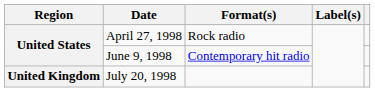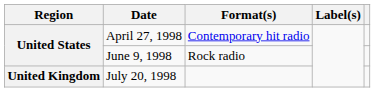(216, 35) Rock radio -> (249, 35) Contemporary hit radio
(249, 55) Contemporary hit radio -> (216, 55) Rock radio
